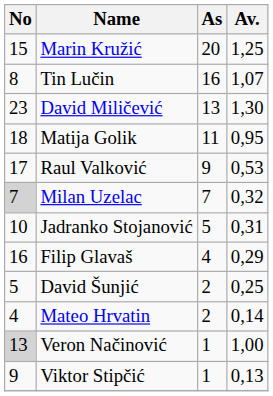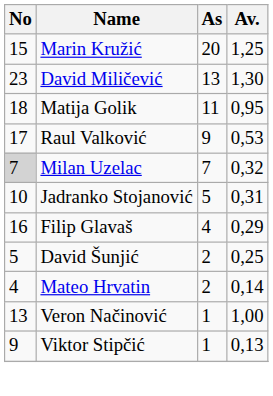- row: (77, 78)
(18, 345) lightgrey background -> (18, 316) no background
